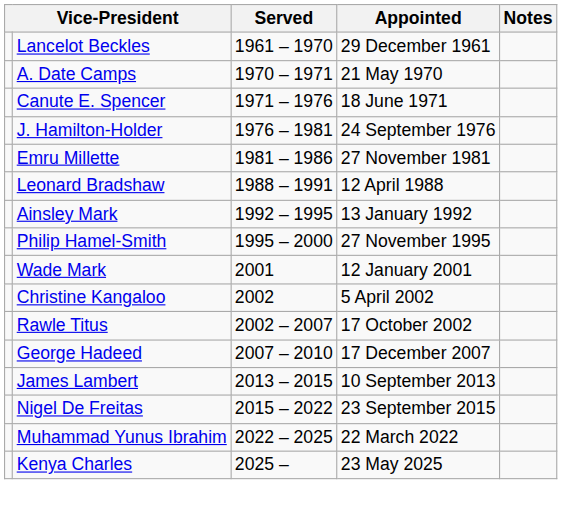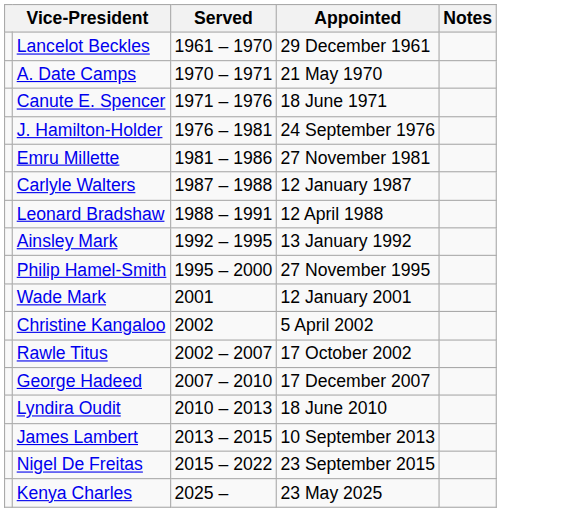+ row: (76, 185)
+ row: (69, 409)
- row: (122, 437)
